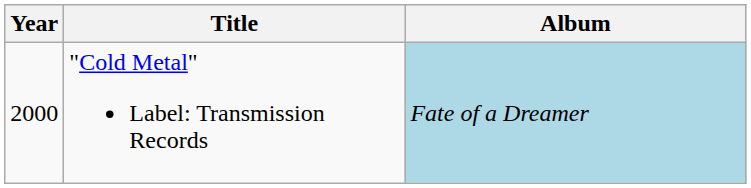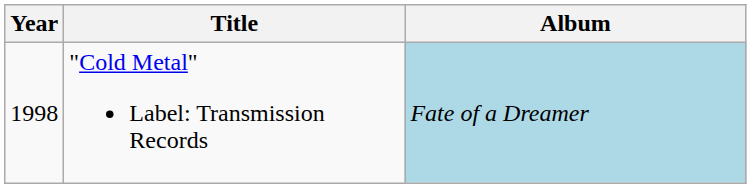(34, 112) 2000 -> (34, 112) 1998
